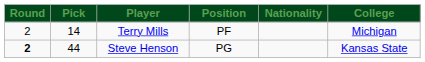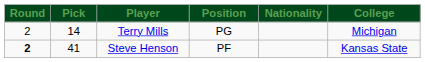(224, 31) PF -> (224, 31) PG
(74, 48) 44 -> (74, 48) 41
(224, 48) PG -> (224, 48) PF
